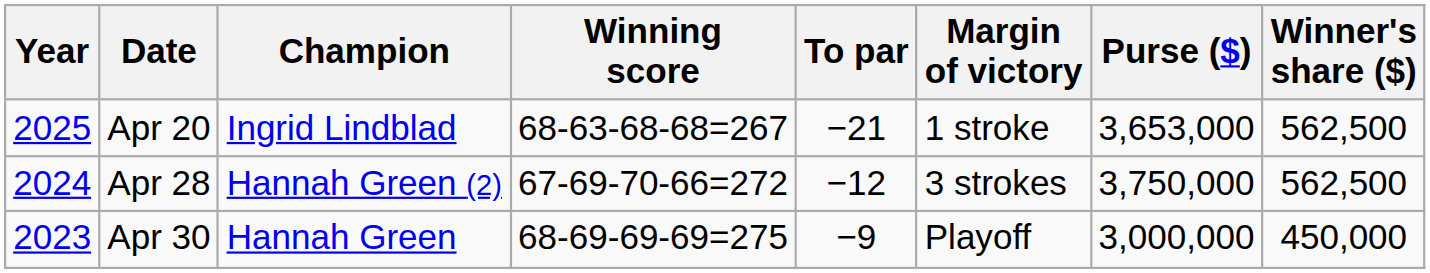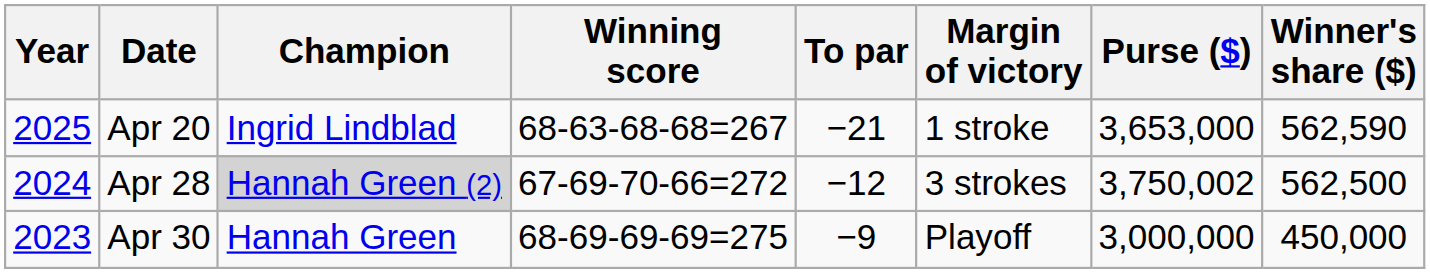(1344, 127) 562,500 -> (1344, 127) 562,590
(364, 182) no background -> (364, 182) lightgrey background
(1177, 182) 3,750,000 -> (1177, 182) 3,750,002
